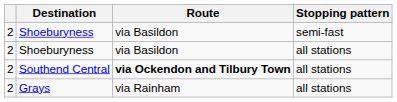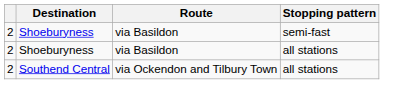(203, 69) bold -> (196, 69) normal
- row: (35, 87)
